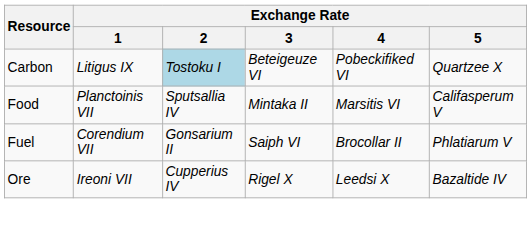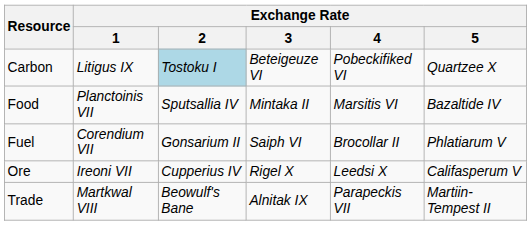(473, 104) Califasperum V -> (464, 104) Bazaltide IV
(469, 179) Bazaltide IV -> (474, 171) Califasperum V
+ row: (25, 201)
